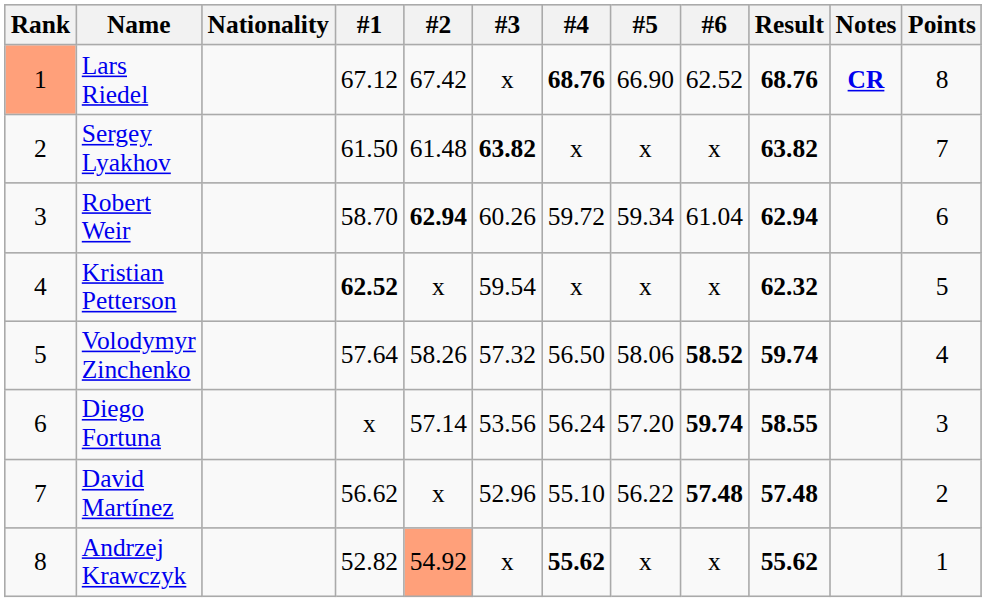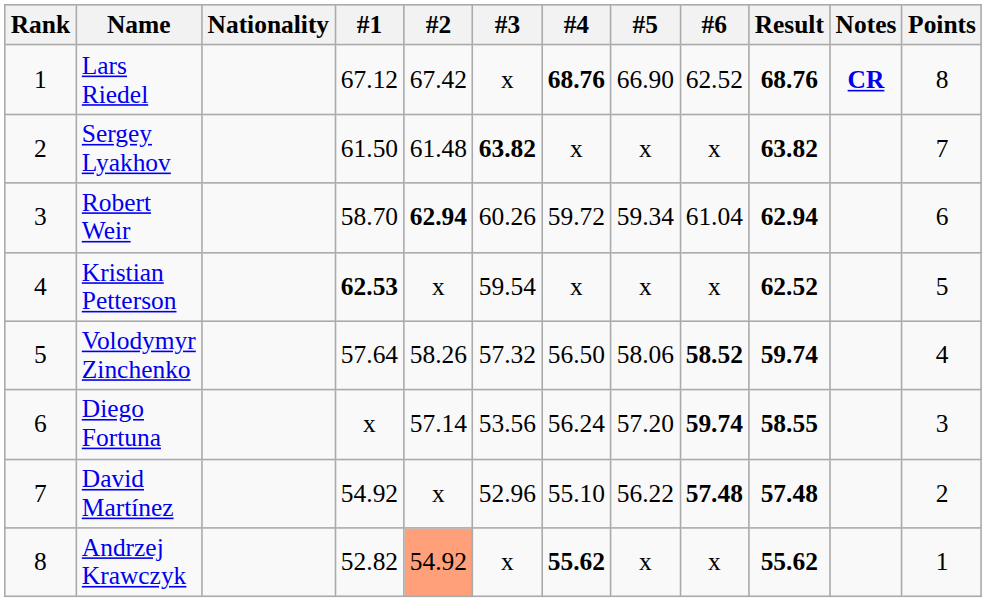(40, 79) lightsalmon background -> (40, 79) no background
(369, 286) 62.52 -> (369, 286) 62.53
(789, 286) 62.32 -> (789, 286) 62.52
(369, 493) 56.62 -> (369, 493) 54.92
